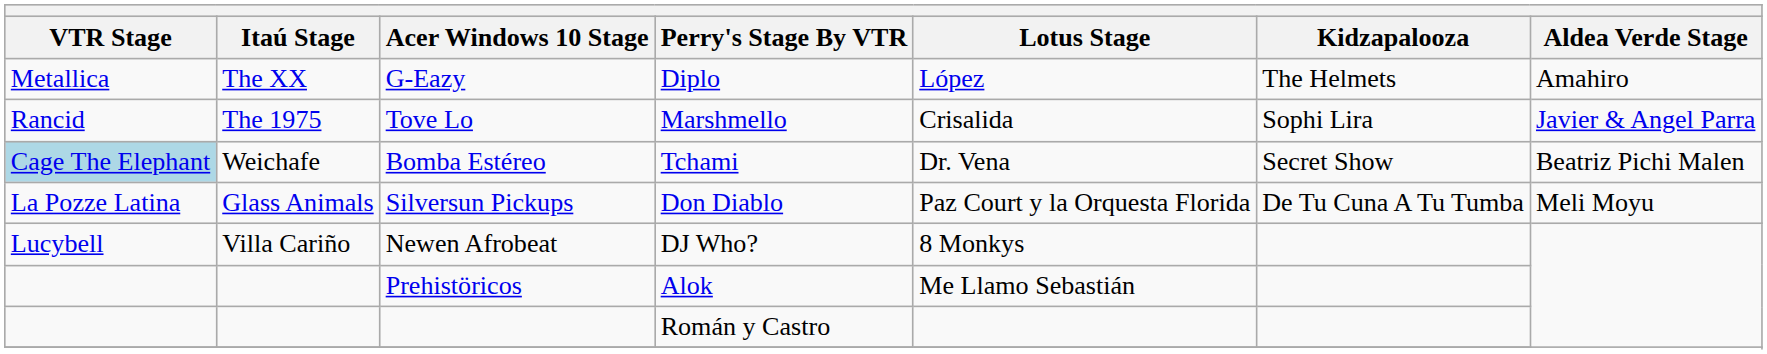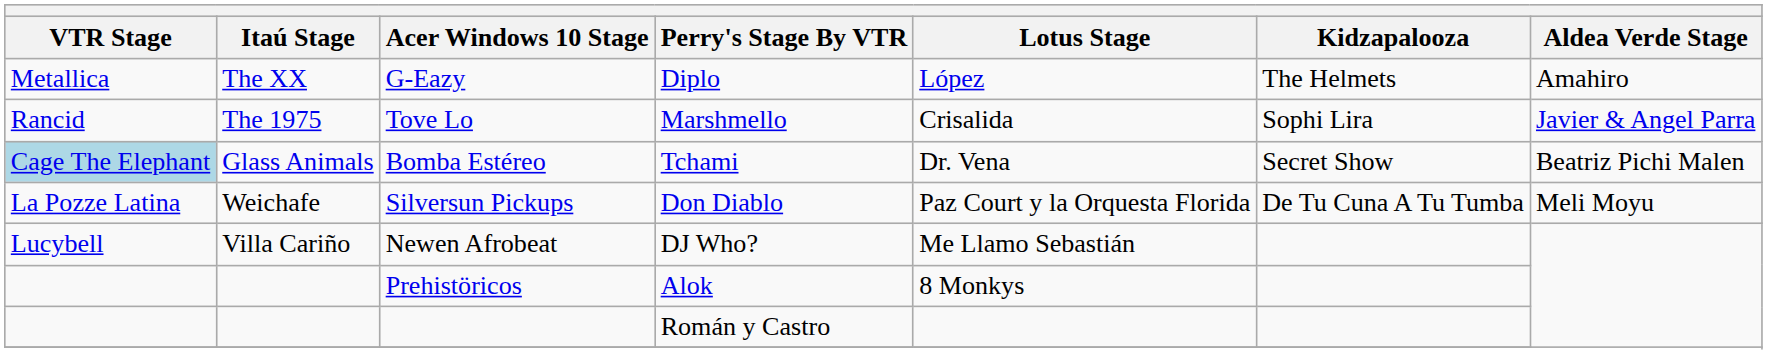(271, 161) Weichafe -> (298, 161) Glass Animals
(298, 202) Glass Animals -> (271, 202) Weichafe
(972, 244) 8 Monkys -> (1027, 244) Me Llamo Sebastián
(1027, 285) Me Llamo Sebastián -> (972, 285) 8 Monkys
